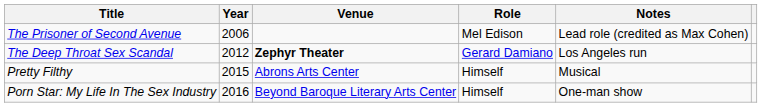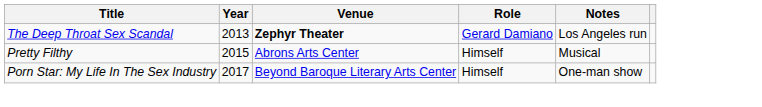- row: (94, 33)
(235, 53) 2012 -> (235, 33) 2013
(235, 92) 2016 -> (235, 72) 2017
